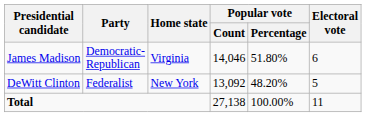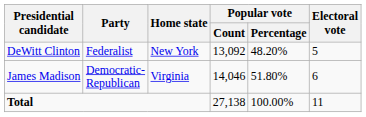rows swapped: (44, 58) <-> (44, 83)
